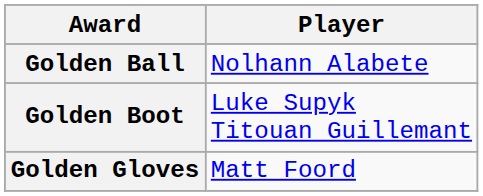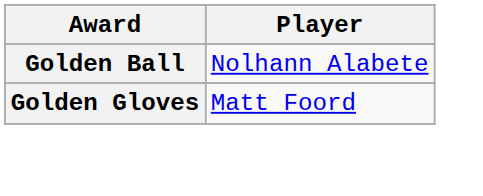- row: (105, 117)
